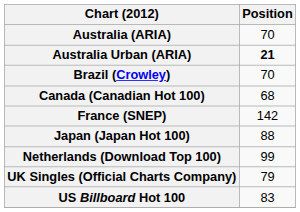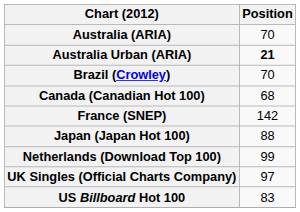(268, 177) 79 -> (268, 177) 97
